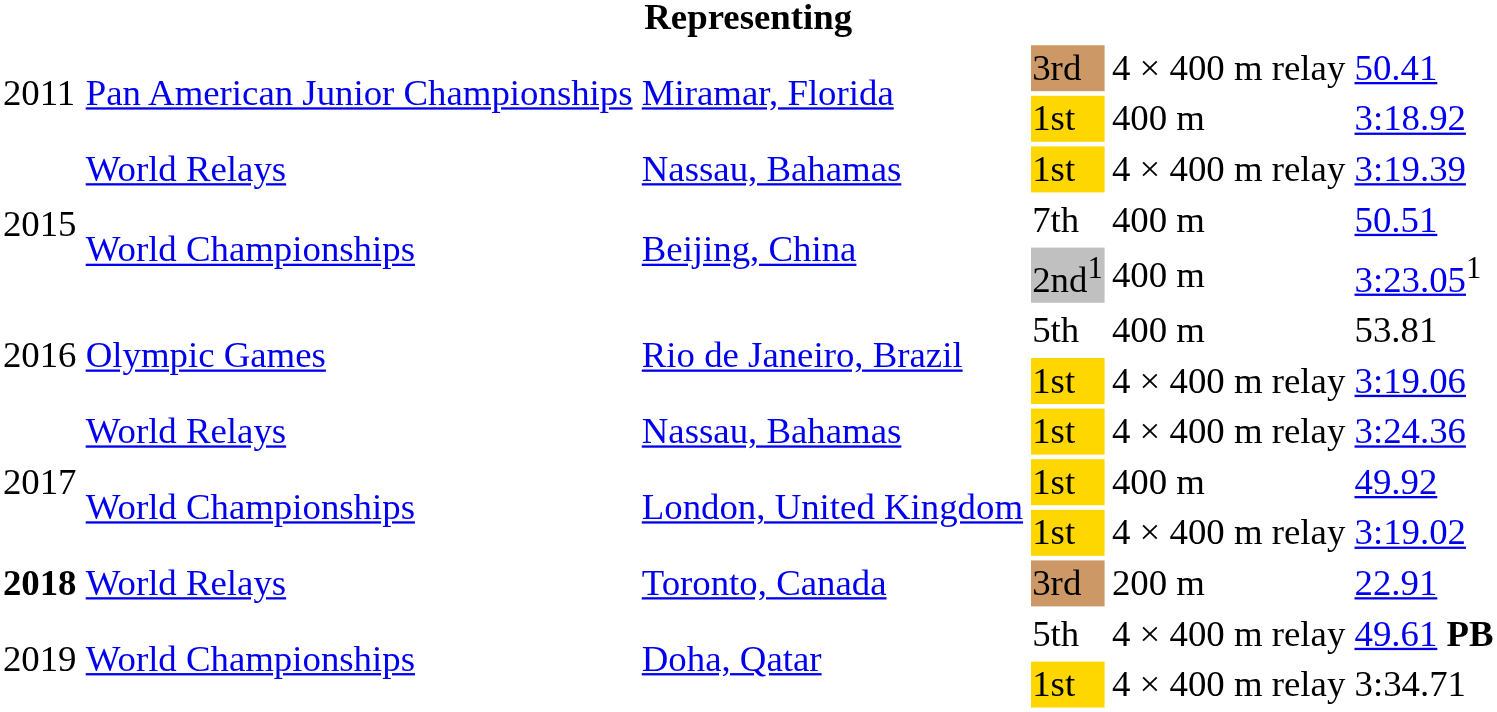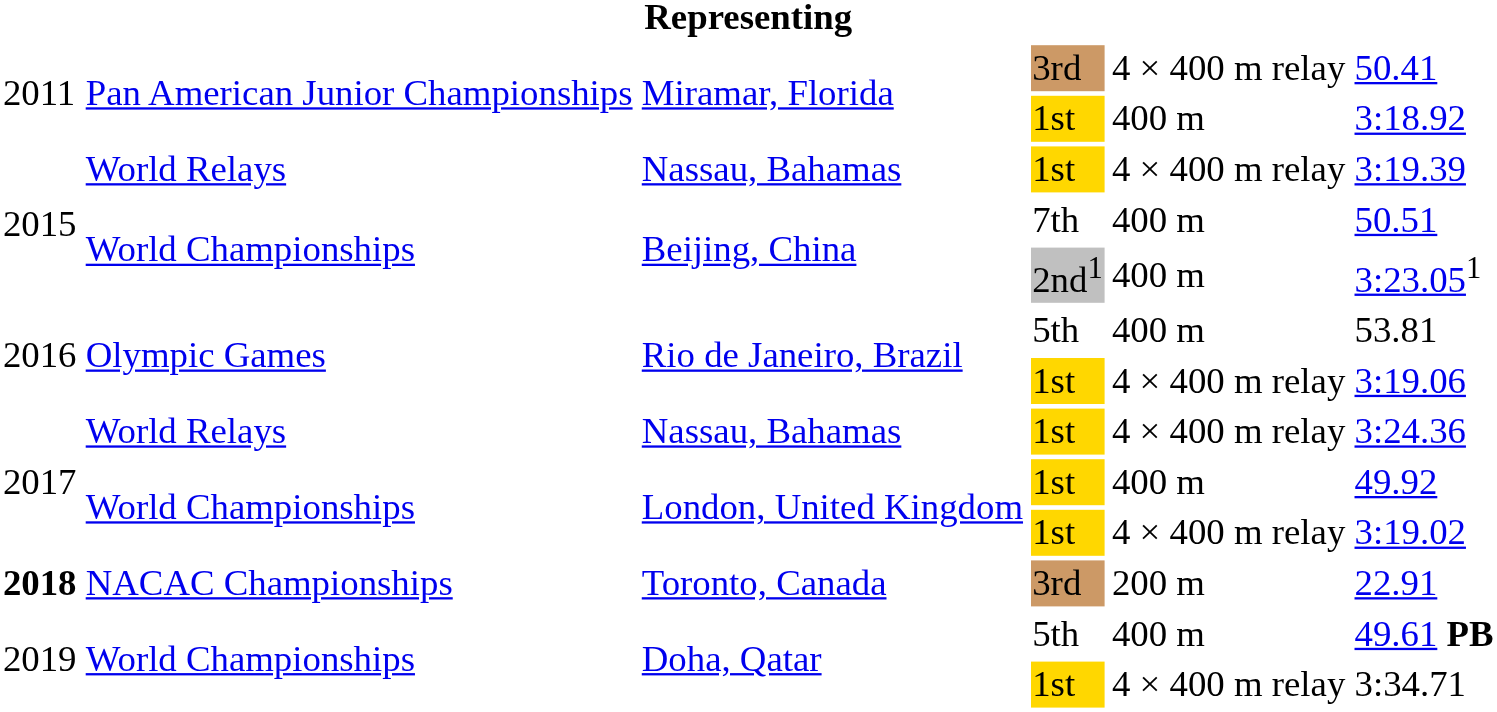(186, 583) World Relays -> (269, 583) NACAC Championships
(1229, 634) 4 × 400 m relay -> (1158, 634) 400 m
